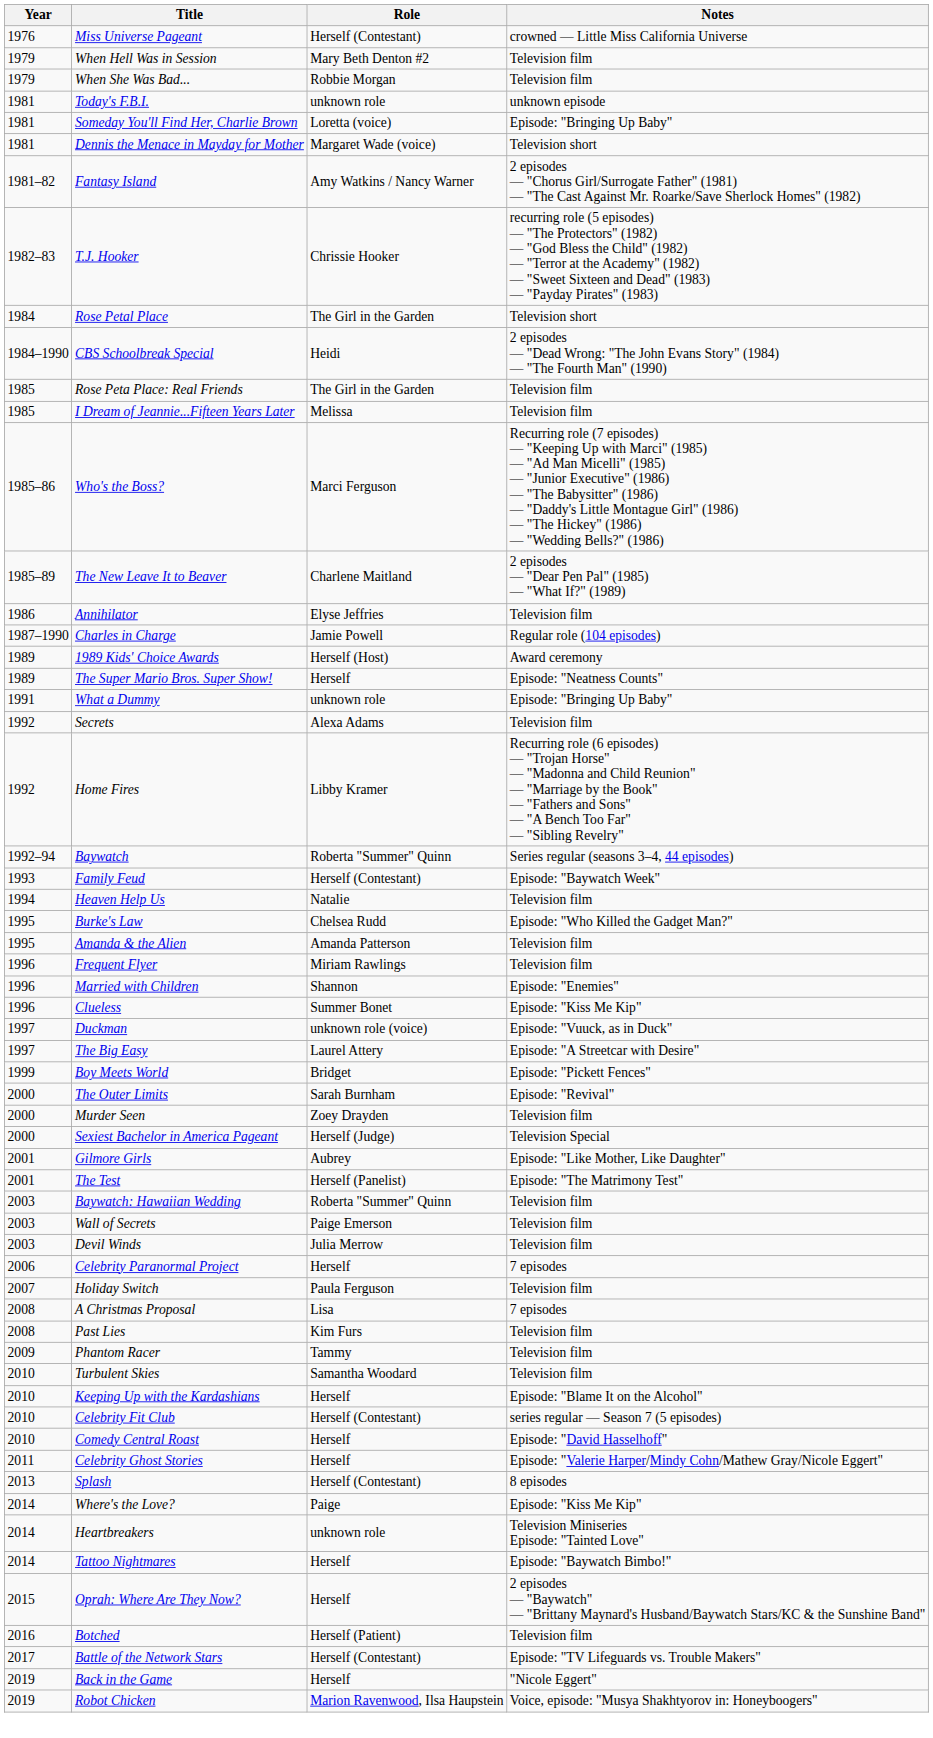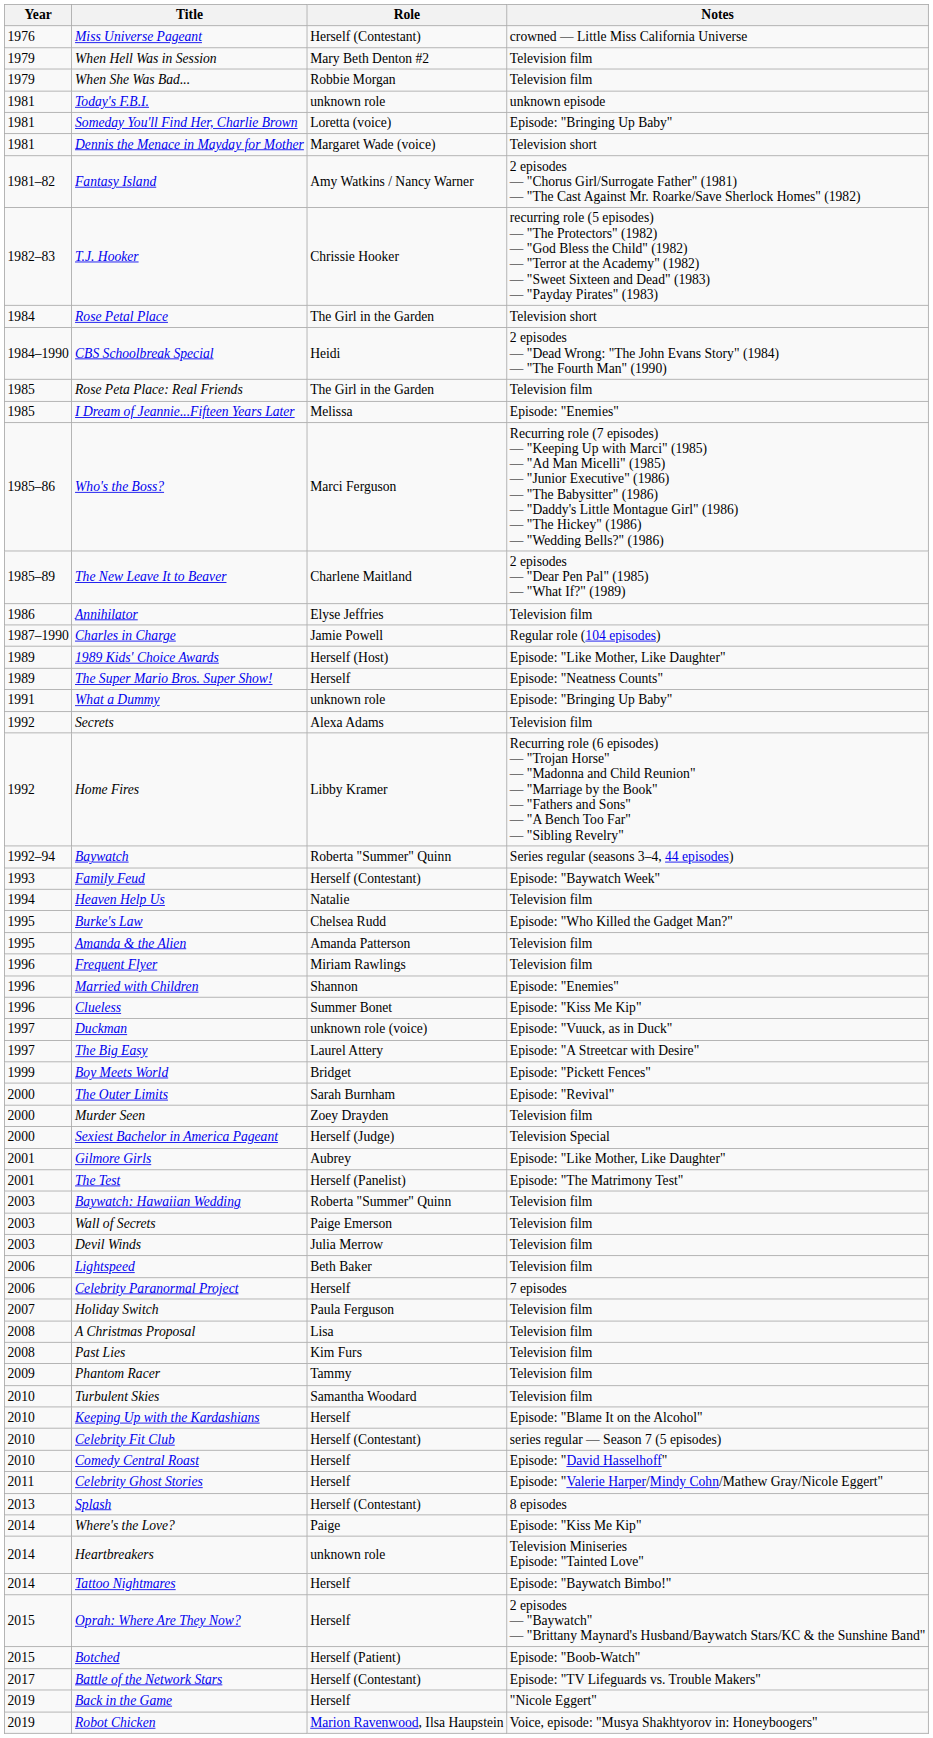(551, 411) Television film -> (564, 411) Episode: "Enemies"
(556, 657) Award ceremony -> (618, 657) Episode: "Like Mother, Like Daughter"
+ row: (105, 1266)
(538, 1309) 7 episodes -> (551, 1331) Television film
(21, 1636) 2016 -> (21, 1657) 2015
(551, 1636) Television film -> (575, 1657) Episode: "Boob-Watch"
